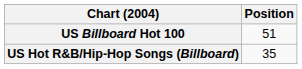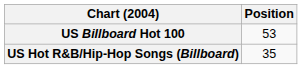(269, 34) 51 -> (269, 34) 53
